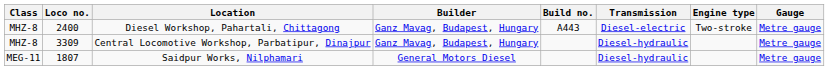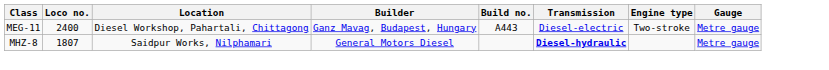(23, 27) MHZ-8 -> (23, 27) MEG-11
- row: (232, 42)
(23, 58) MEG-11 -> (23, 42) MHZ-8
(643, 58) normal -> (581, 42) bold
